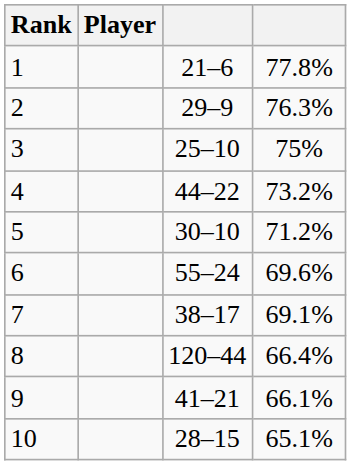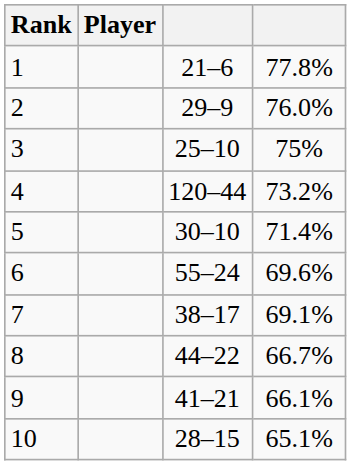(299, 107) 76.3% -> (299, 107) 76.0%
(207, 190) 44–22 -> (207, 190) 120–44
(299, 231) 71.2% -> (299, 231) 71.4%
(207, 356) 120–44 -> (207, 356) 44–22
(299, 356) 66.4% -> (299, 356) 66.7%
